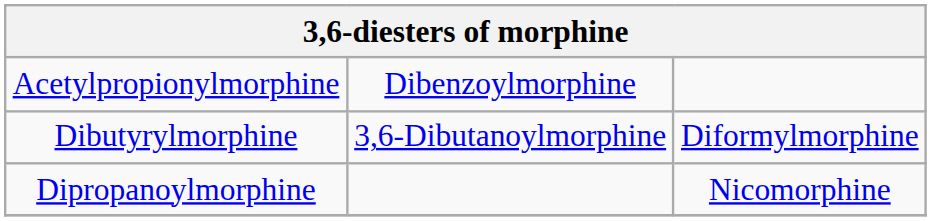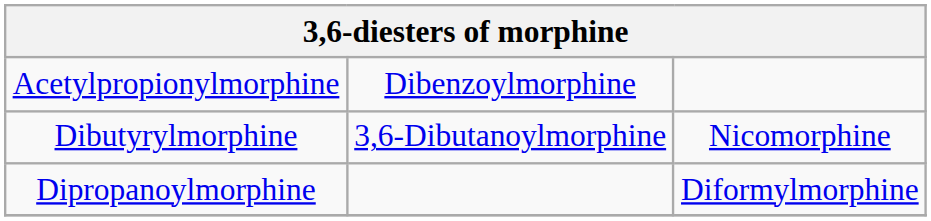(800, 136) Diformylmorphine -> (800, 136) Nicomorphine
(800, 189) Nicomorphine -> (800, 189) Diformylmorphine
